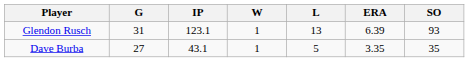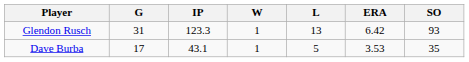(198, 30) 123.1 -> (198, 30) 123.3
(375, 30) 6.39 -> (375, 30) 6.42
(139, 48) 27 -> (139, 48) 17
(375, 48) 3.35 -> (375, 48) 3.53
